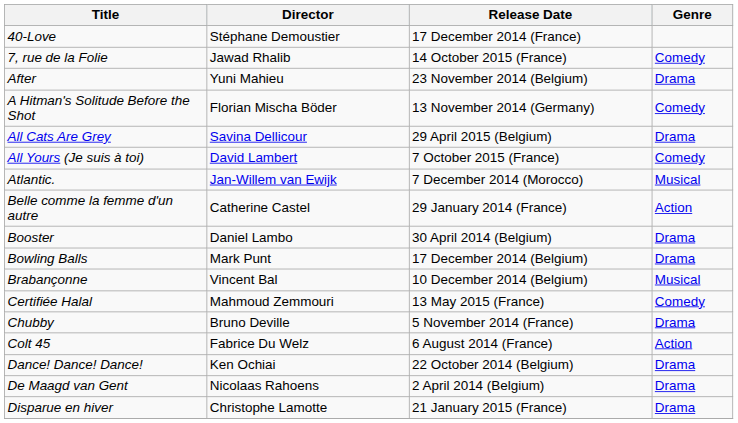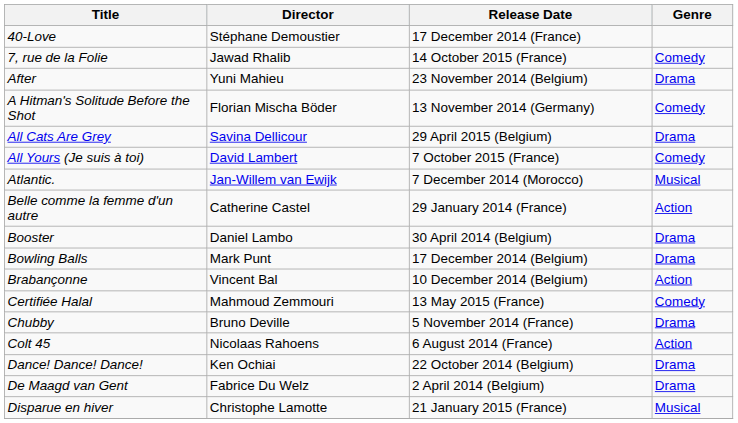(678, 279) Musical -> (674, 279) Action
(259, 343) Fabrice Du Welz -> (264, 343) Nicolaas Rahoens
(264, 386) Nicolaas Rahoens -> (259, 386) Fabrice Du Welz
(675, 407) Drama -> (678, 407) Musical
